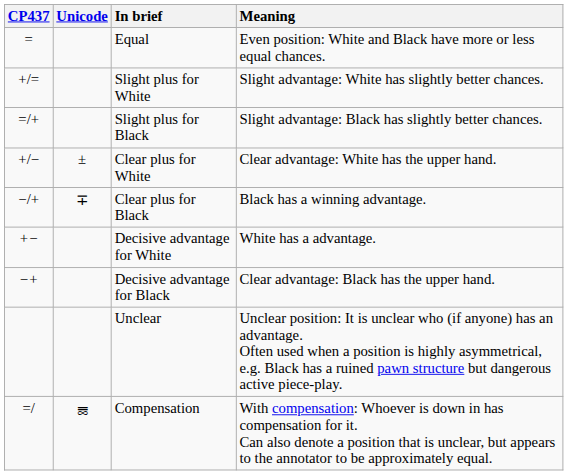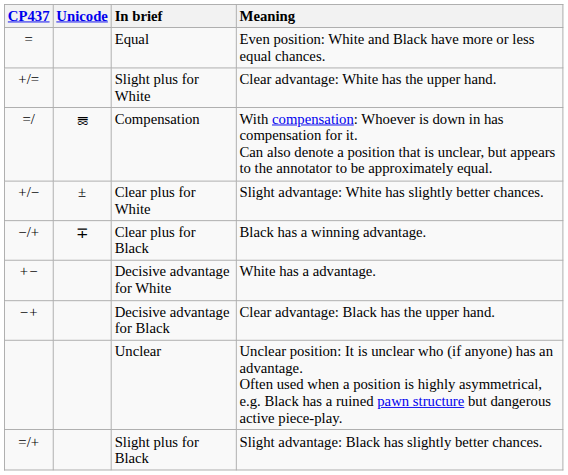(392, 79) Slight advantage: White has slightly better chances. -> (368, 79) Clear advantage: White has the upper hand.
rows swapped: (157, 127) <-> (157, 408)
(368, 159) Clear advantage: White has the upper hand. -> (392, 192) Slight advantage: White has slightly better chances.
